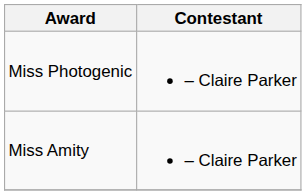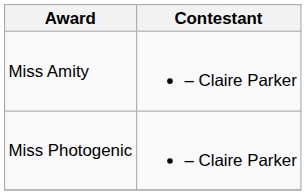rows swapped: (49, 150) <-> (70, 71)
